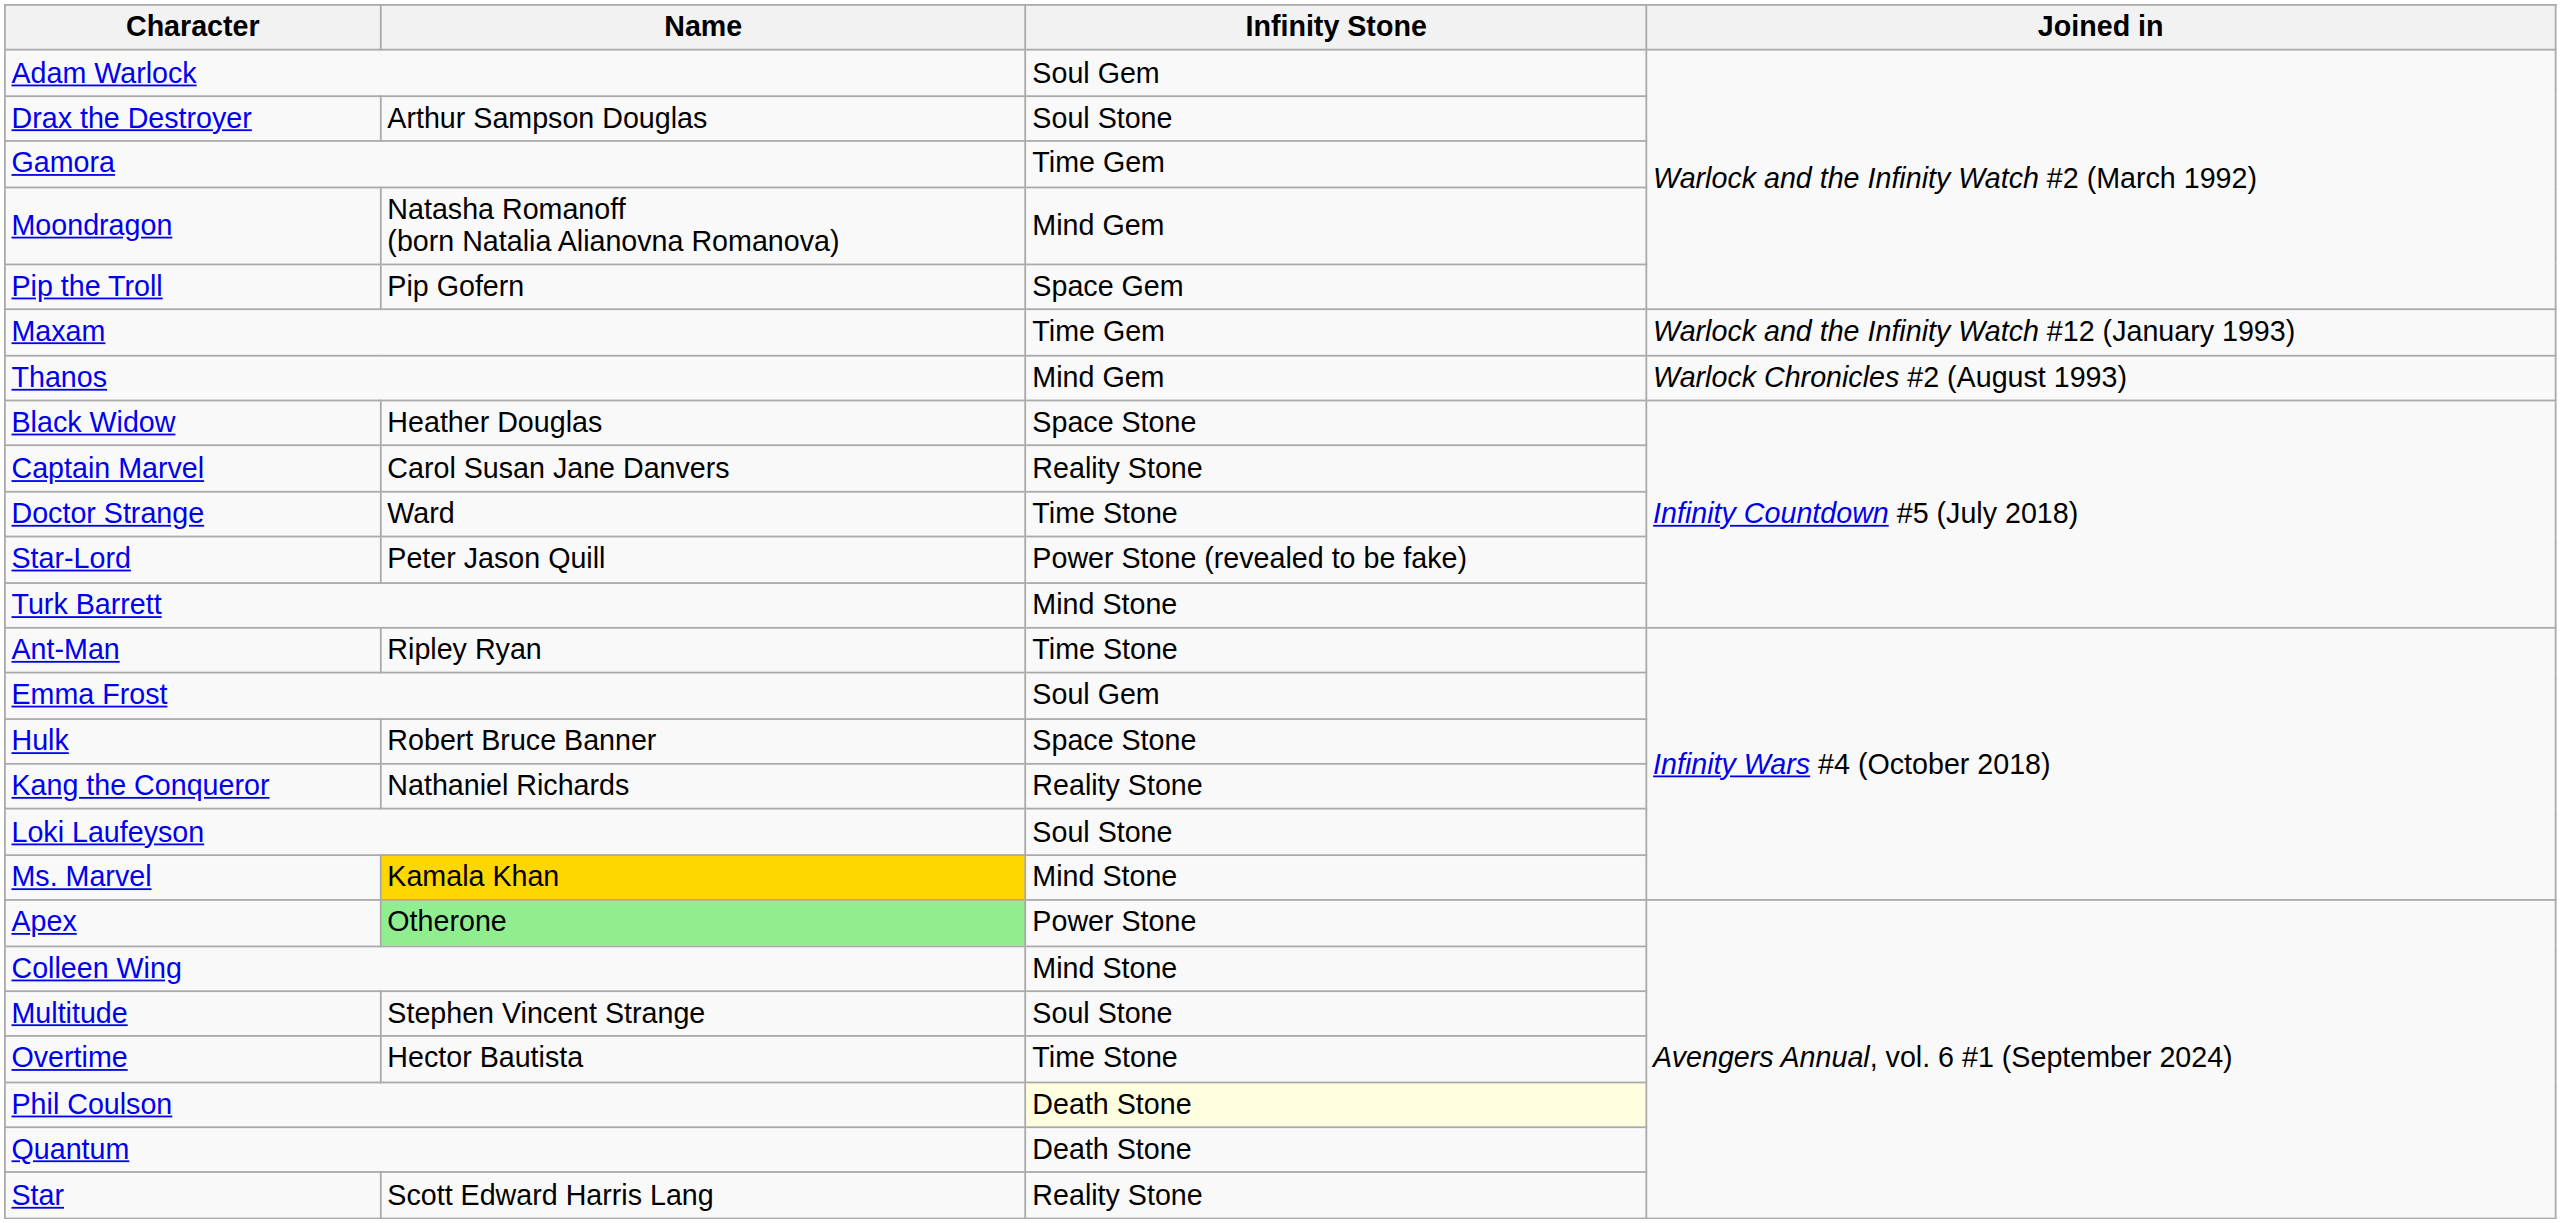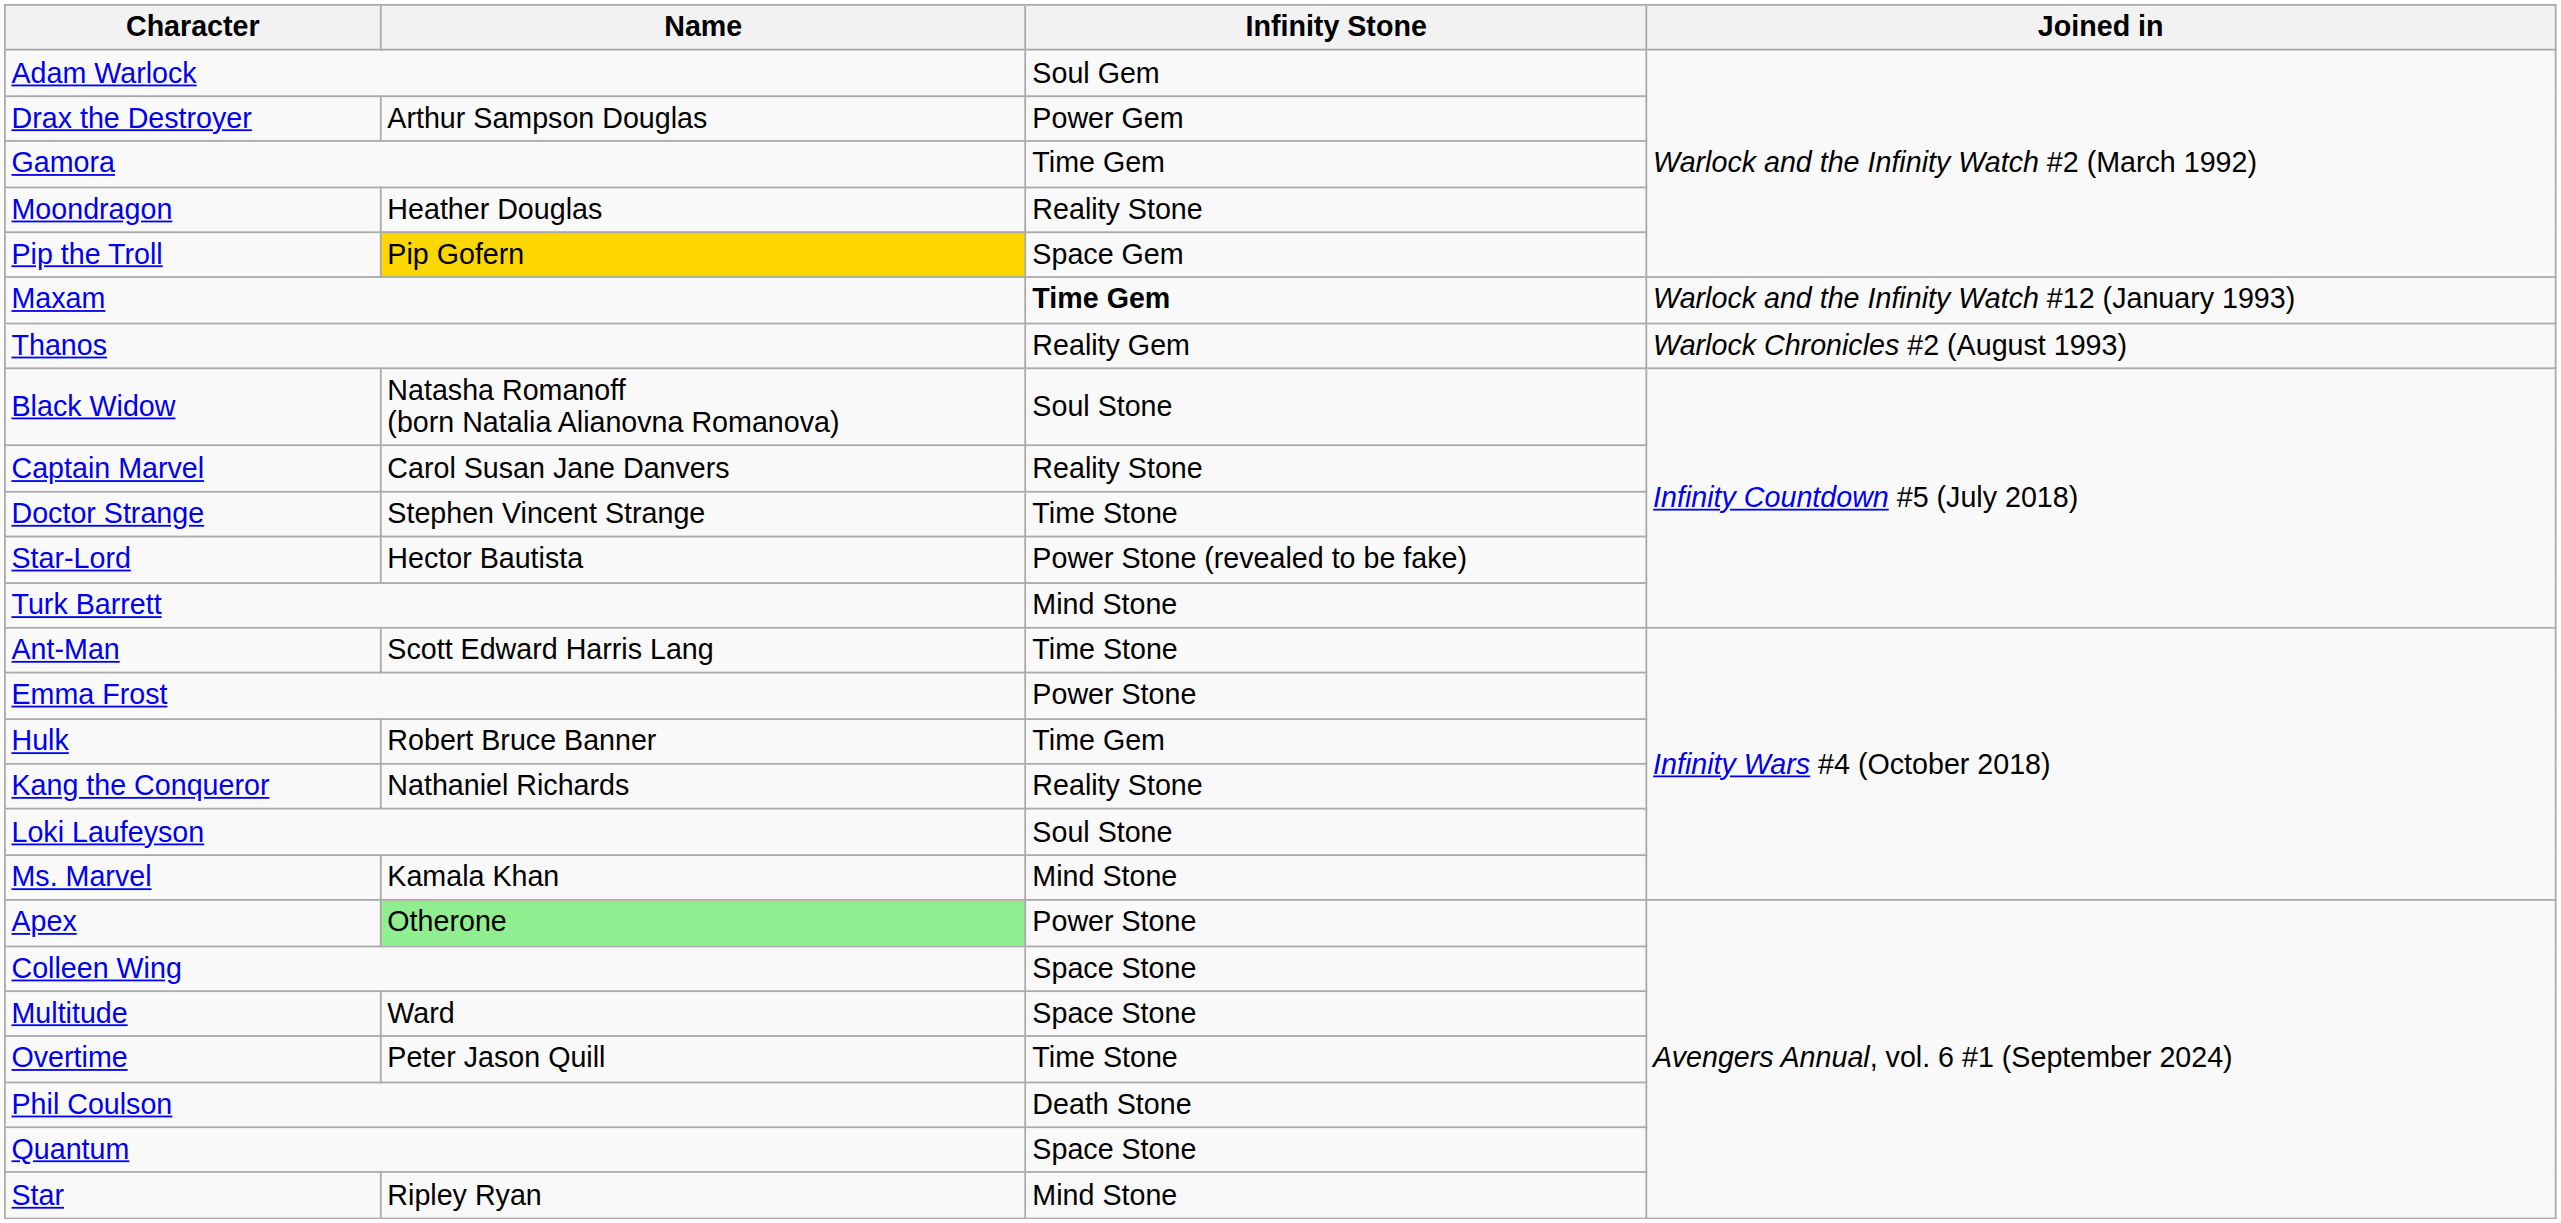(1102, 118) Soul Stone -> (1108, 118) Power Gem
(613, 225) Natasha Romanoff (born Natalia Alianovna Romanova) -> (495, 208) Heather Douglas
(1098, 225) Mind Gem -> (1118, 208) Reality Stone
(456, 286) no background -> (456, 254) gold background
(1099, 331) normal -> (1101, 299) bold
(1098, 377) Mind Gem -> (1111, 345) Reality Gem
(495, 422) Heather Douglas -> (613, 406) Natasha Romanoff (born Natalia Alianovna Romanova)
(1114, 422) Space Stone -> (1102, 406) Soul Stone
(421, 513) Ward -> (546, 513) Stephen Vincent Strange
(496, 559) Peter Jason Quill -> (485, 559) Hector Bautista
(465, 649) Ripley Ryan -> (551, 649) Scott Edward Harris Lang
(1096, 695) Soul Gem -> (1114, 695) Power Stone
(1114, 740) Space Stone -> (1099, 740) Time Gem
(473, 877) gold background -> (473, 877) no background
(1105, 967) Mind Stone -> (1114, 967) Space Stone
(546, 1013) Stephen Vincent Strange -> (421, 1013) Ward
(1102, 1013) Soul Stone -> (1114, 1013) Space Stone
(485, 1058) Hector Bautista -> (496, 1058) Peter Jason Quill
(1112, 1104) lightyellow background -> (1112, 1104) no background
(1112, 1149) Death Stone -> (1114, 1149) Space Stone
(551, 1194) Scott Edward Harris Lang -> (465, 1194) Ripley Ryan
(1118, 1194) Reality Stone -> (1105, 1194) Mind Stone
